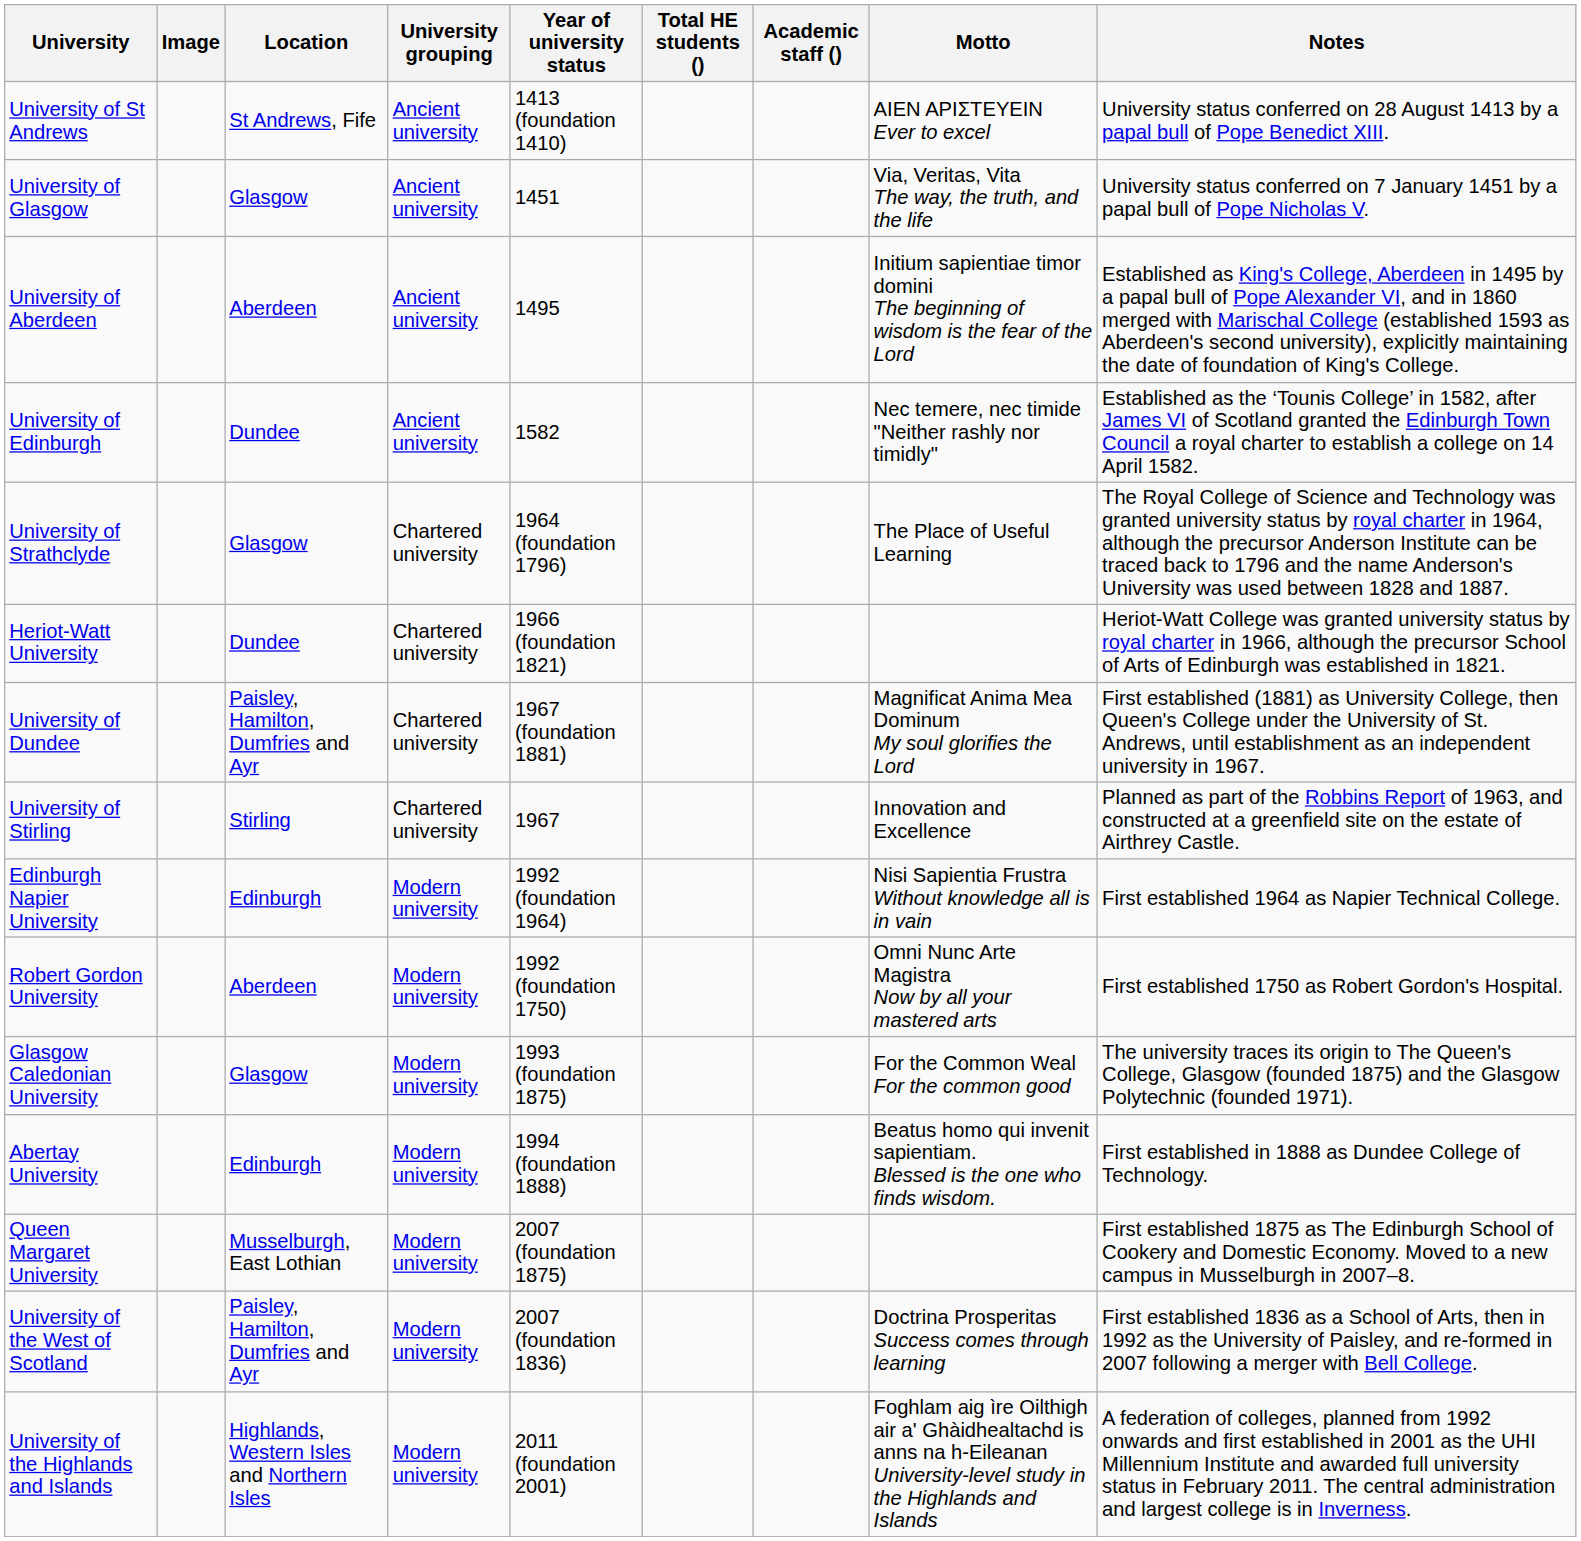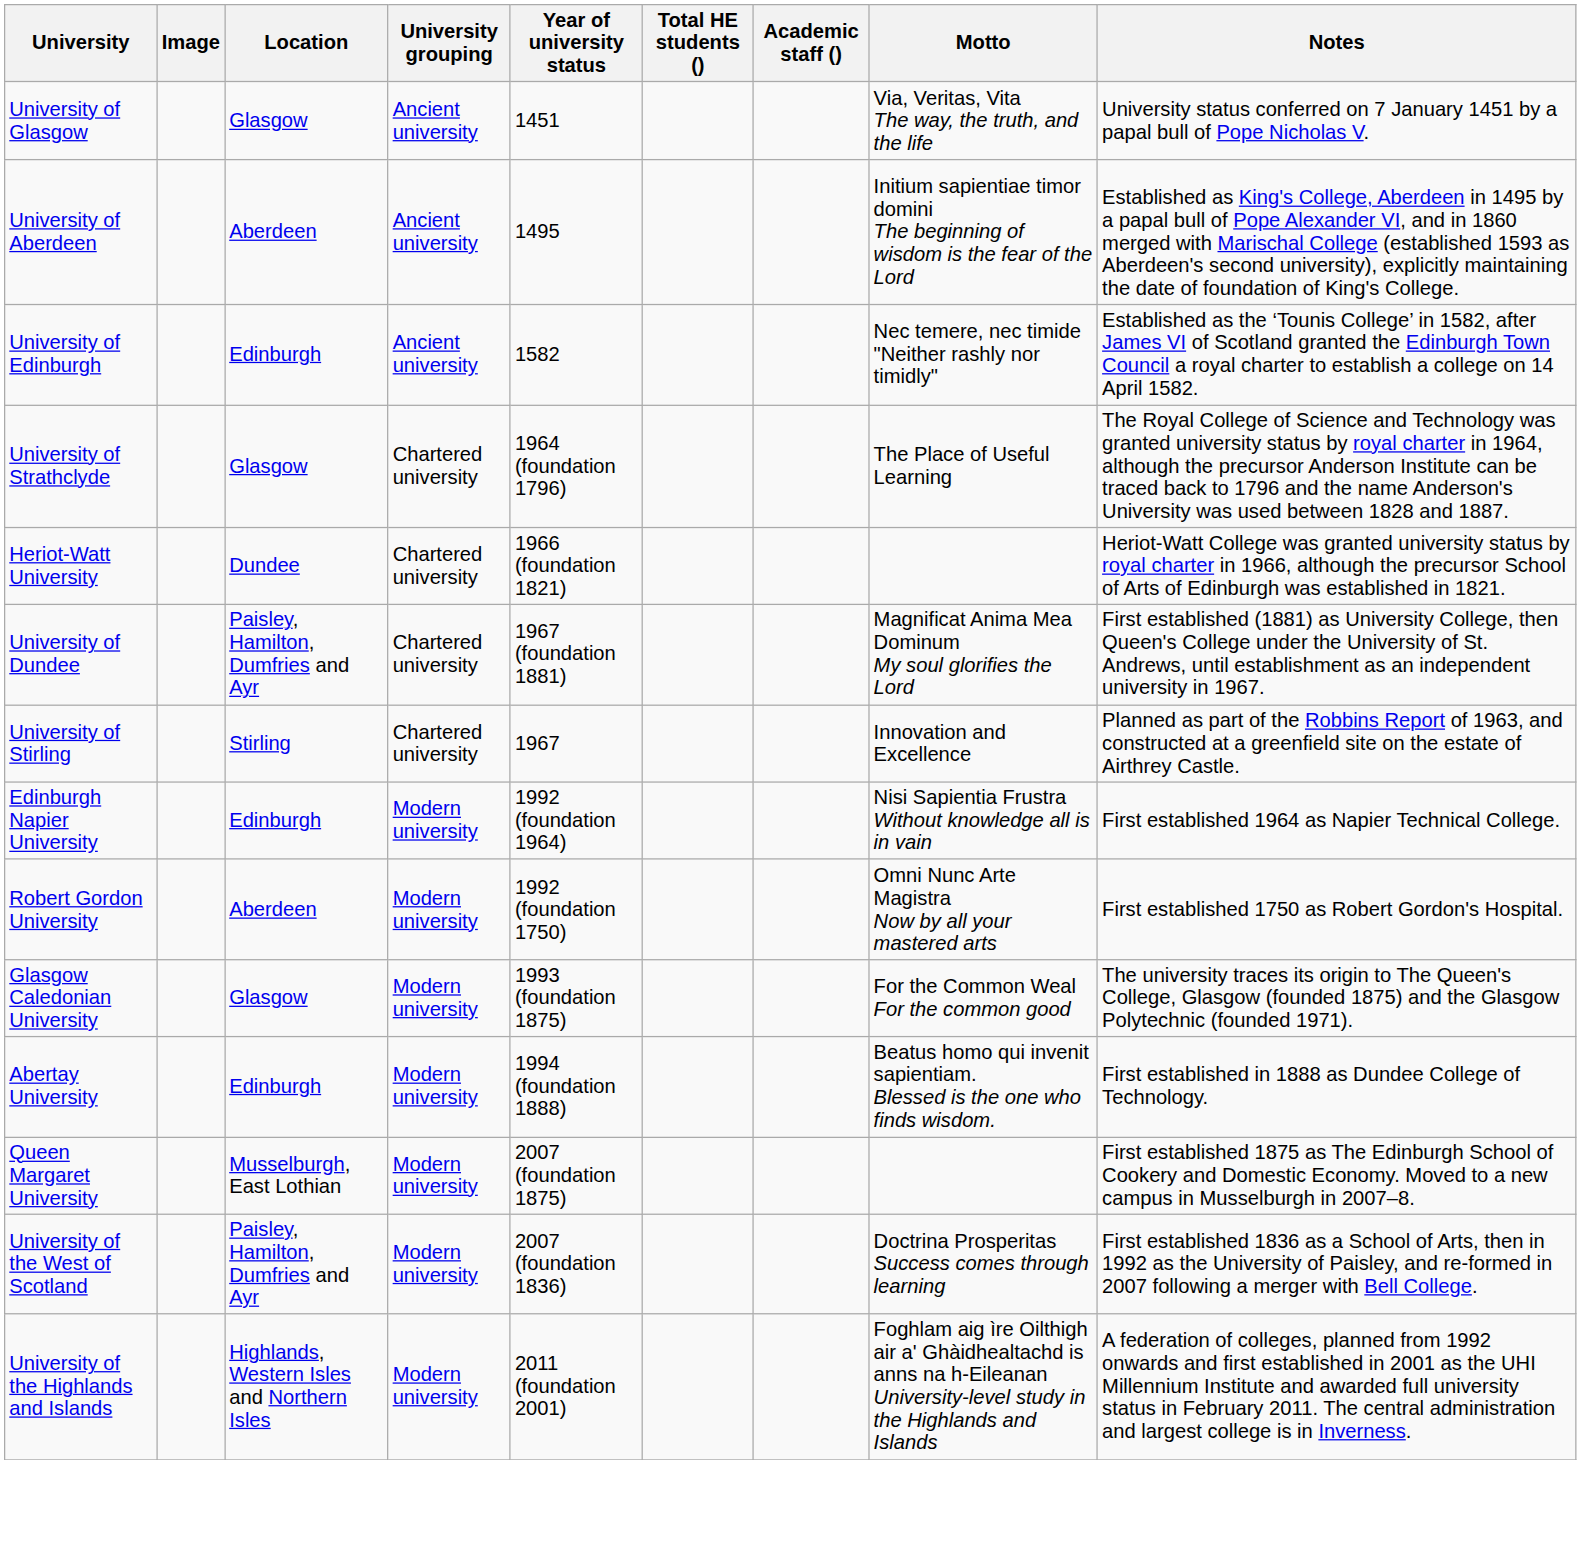- row: (77, 120)
(265, 431) Dundee -> (275, 354) Edinburgh
